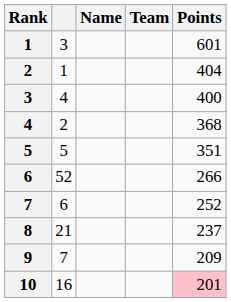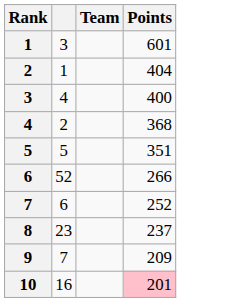- column: (101, 17)
(64, 230) 21 -> (64, 230) 23
